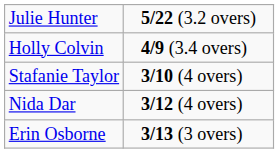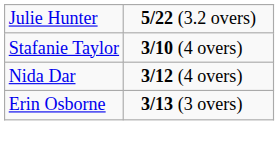- row: (56, 47)
